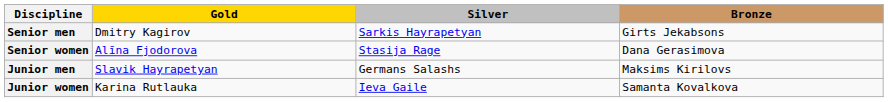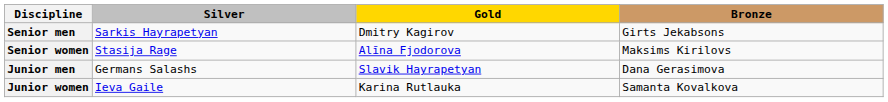columns swapped: (224, 14) <-> (488, 14)
(673, 51) Dana Gerasimova -> (677, 51) Maksims Kirilovs
(677, 69) Maksims Kirilovs -> (673, 69) Dana Gerasimova
